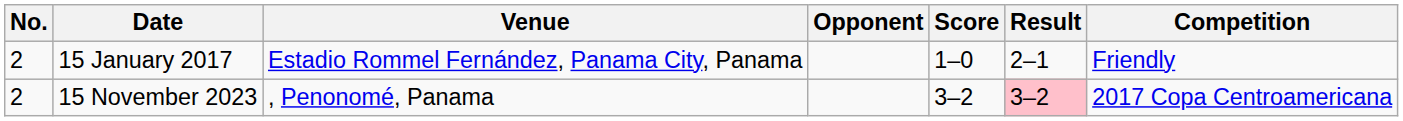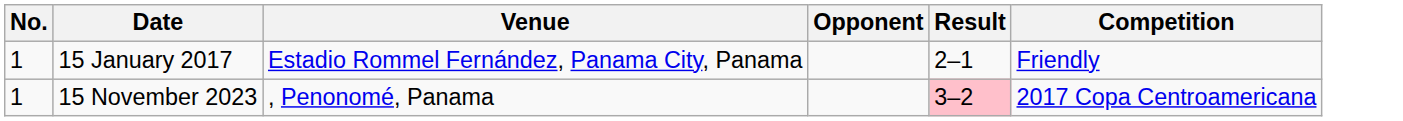- column: (967, 23)
(17, 60) 2 -> (17, 60) 1
(17, 97) 2 -> (17, 97) 1
